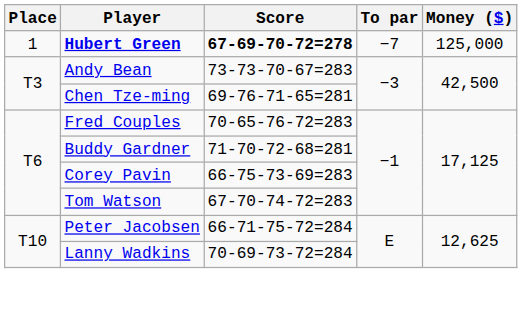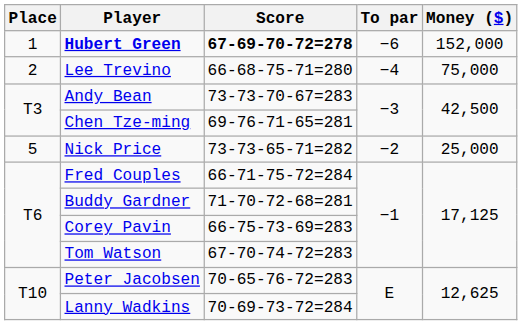(389, 44) −7 -> (389, 44) −6
(470, 44) 125,000 -> (470, 44) 152,000
+ row: (118, 70)
+ row: (113, 149)
(280, 123) 70-65-76-72=283 -> (280, 175) 66-71-75-72=284
(280, 228) 66-71-75-72=284 -> (280, 280) 70-65-76-72=283
